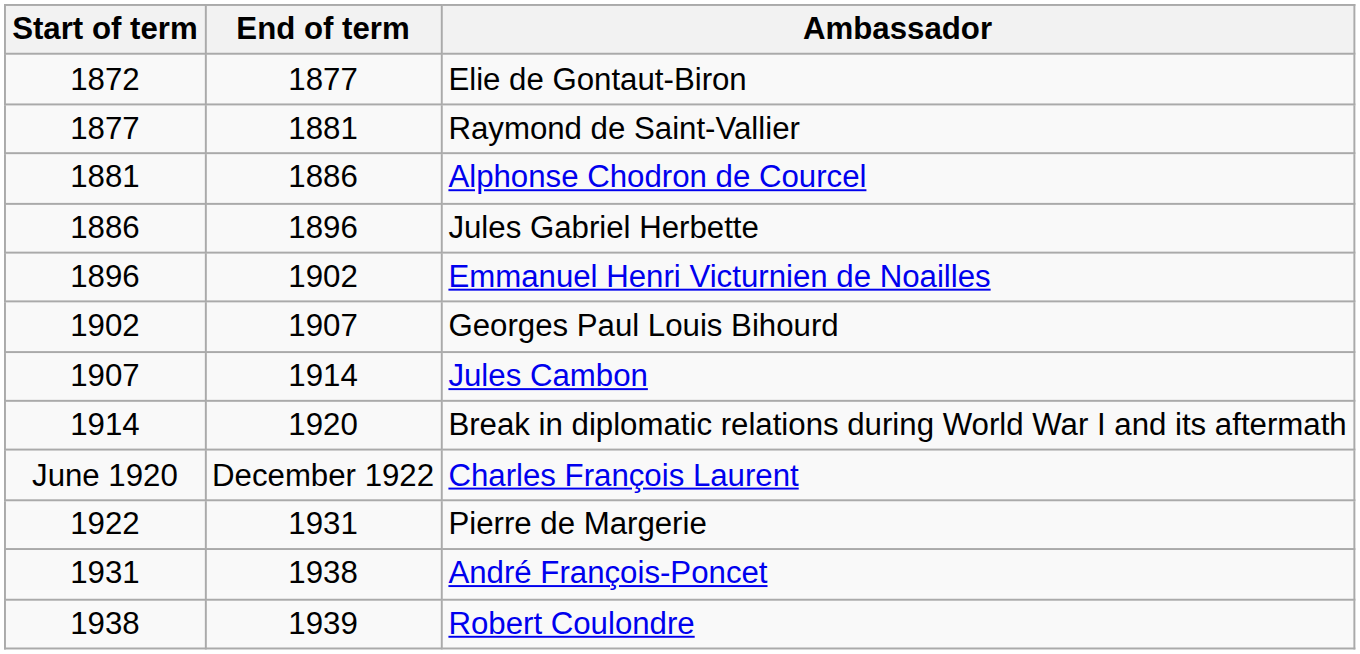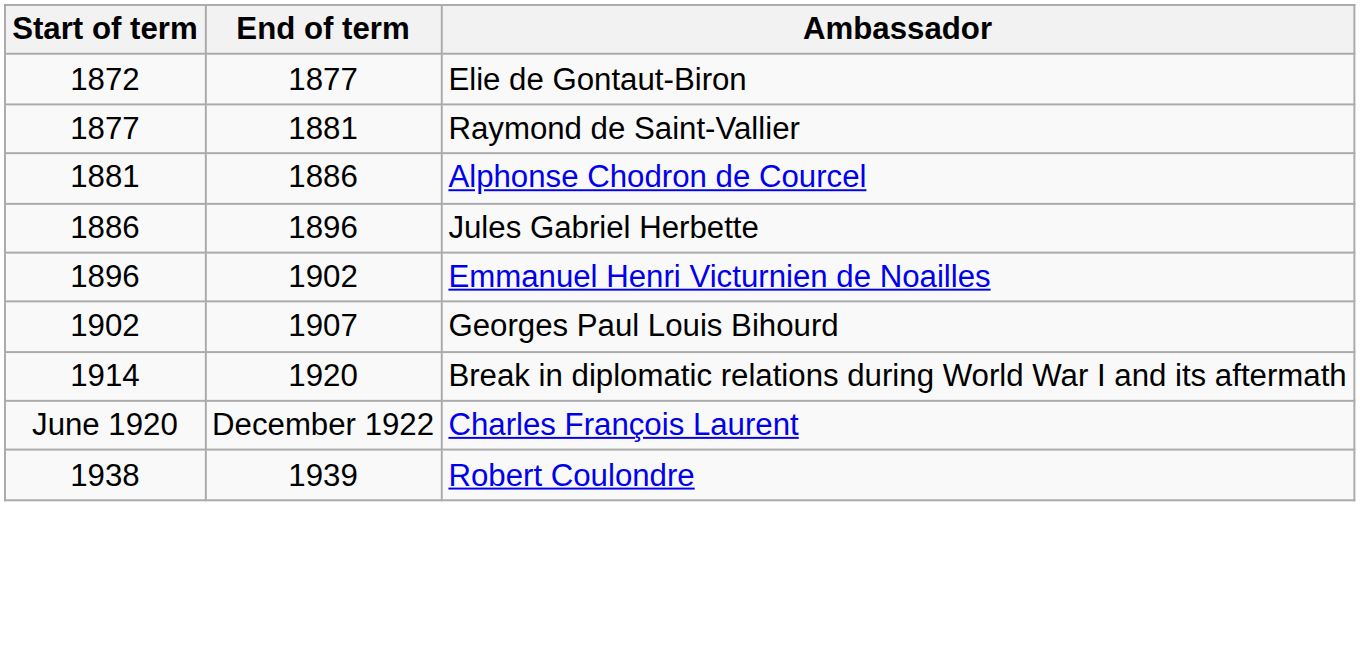- row: (548, 375)
- row: (578, 524)
- row: (608, 573)
